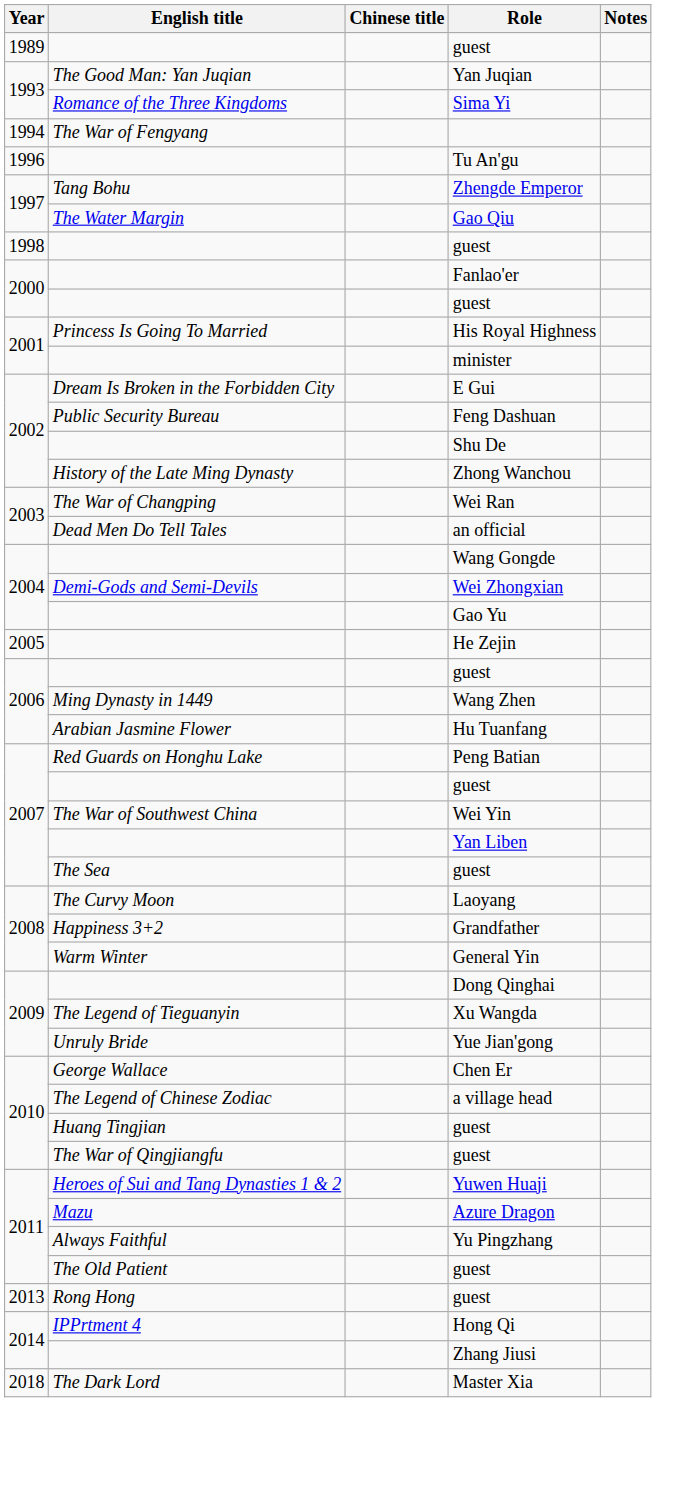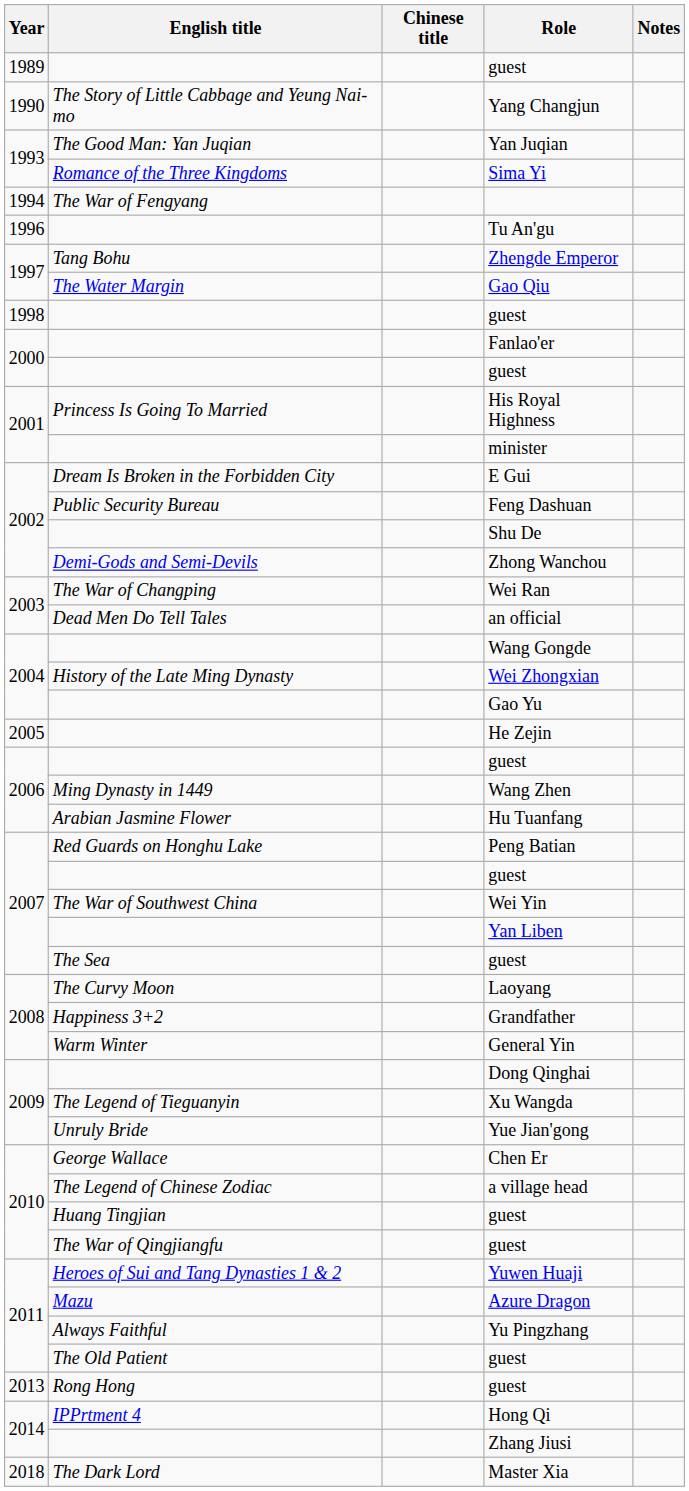+ row: (27, 105)
(173, 473) History of the Late Ming Dynasty -> (155, 562) Demi-Gods and Semi-Devils
(155, 587) Demi-Gods and Semi-Devils -> (173, 676) History of the Late Ming Dynasty
